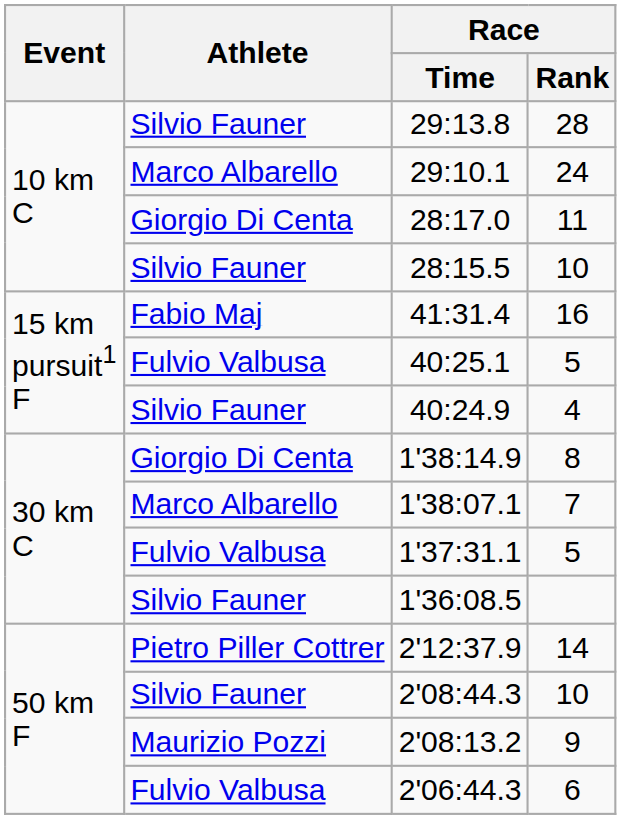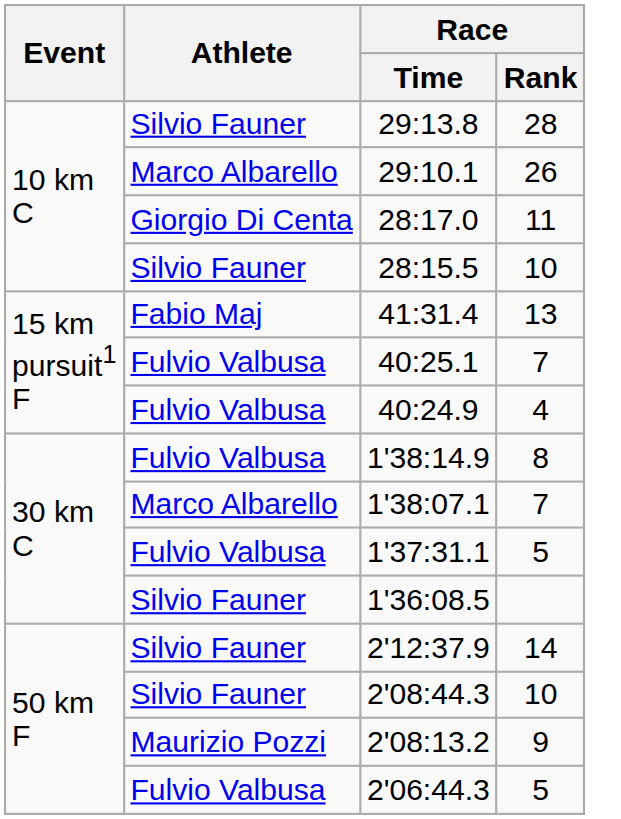(572, 172) 24 -> (541, 172) 26
(572, 314) 16 -> (541, 314) 13
(572, 362) 5 -> (541, 362) 7
(218, 410) Silvio Fauner -> (228, 410) Fulvio Valbusa
(242, 457) Giorgio Di Centa -> (228, 457) Fulvio Valbusa
(258, 647) Pietro Piller Cottrer -> (218, 647) Silvio Fauner
(572, 790) 6 -> (541, 790) 5
